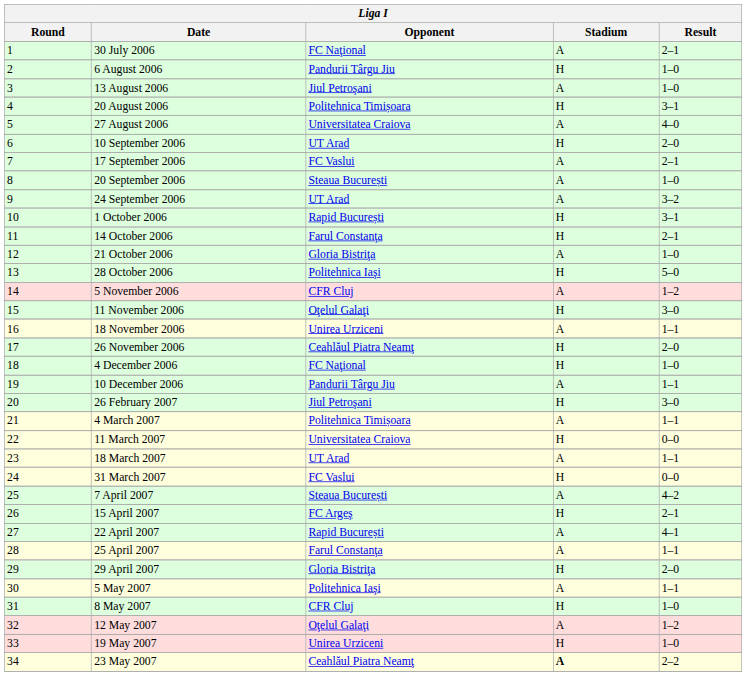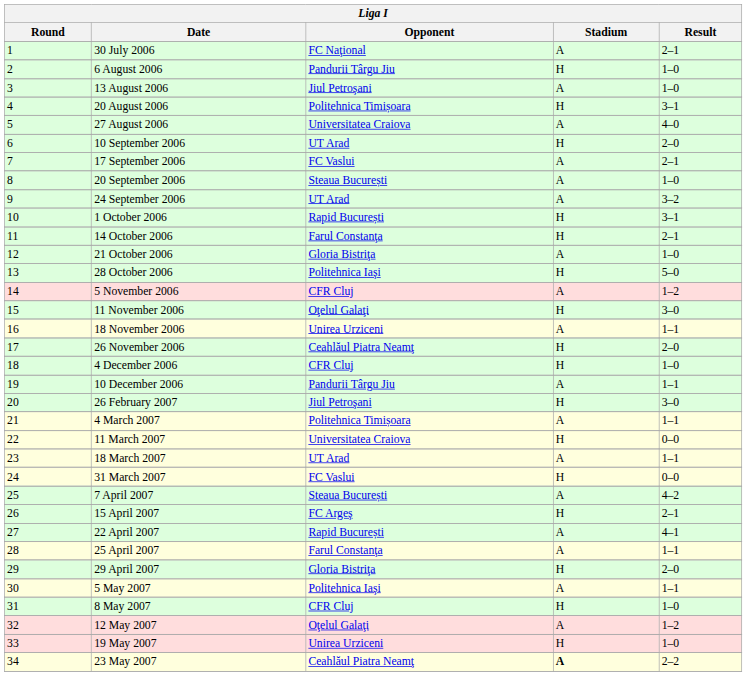(337, 365) FC Naţional -> (331, 365) CFR Cluj
